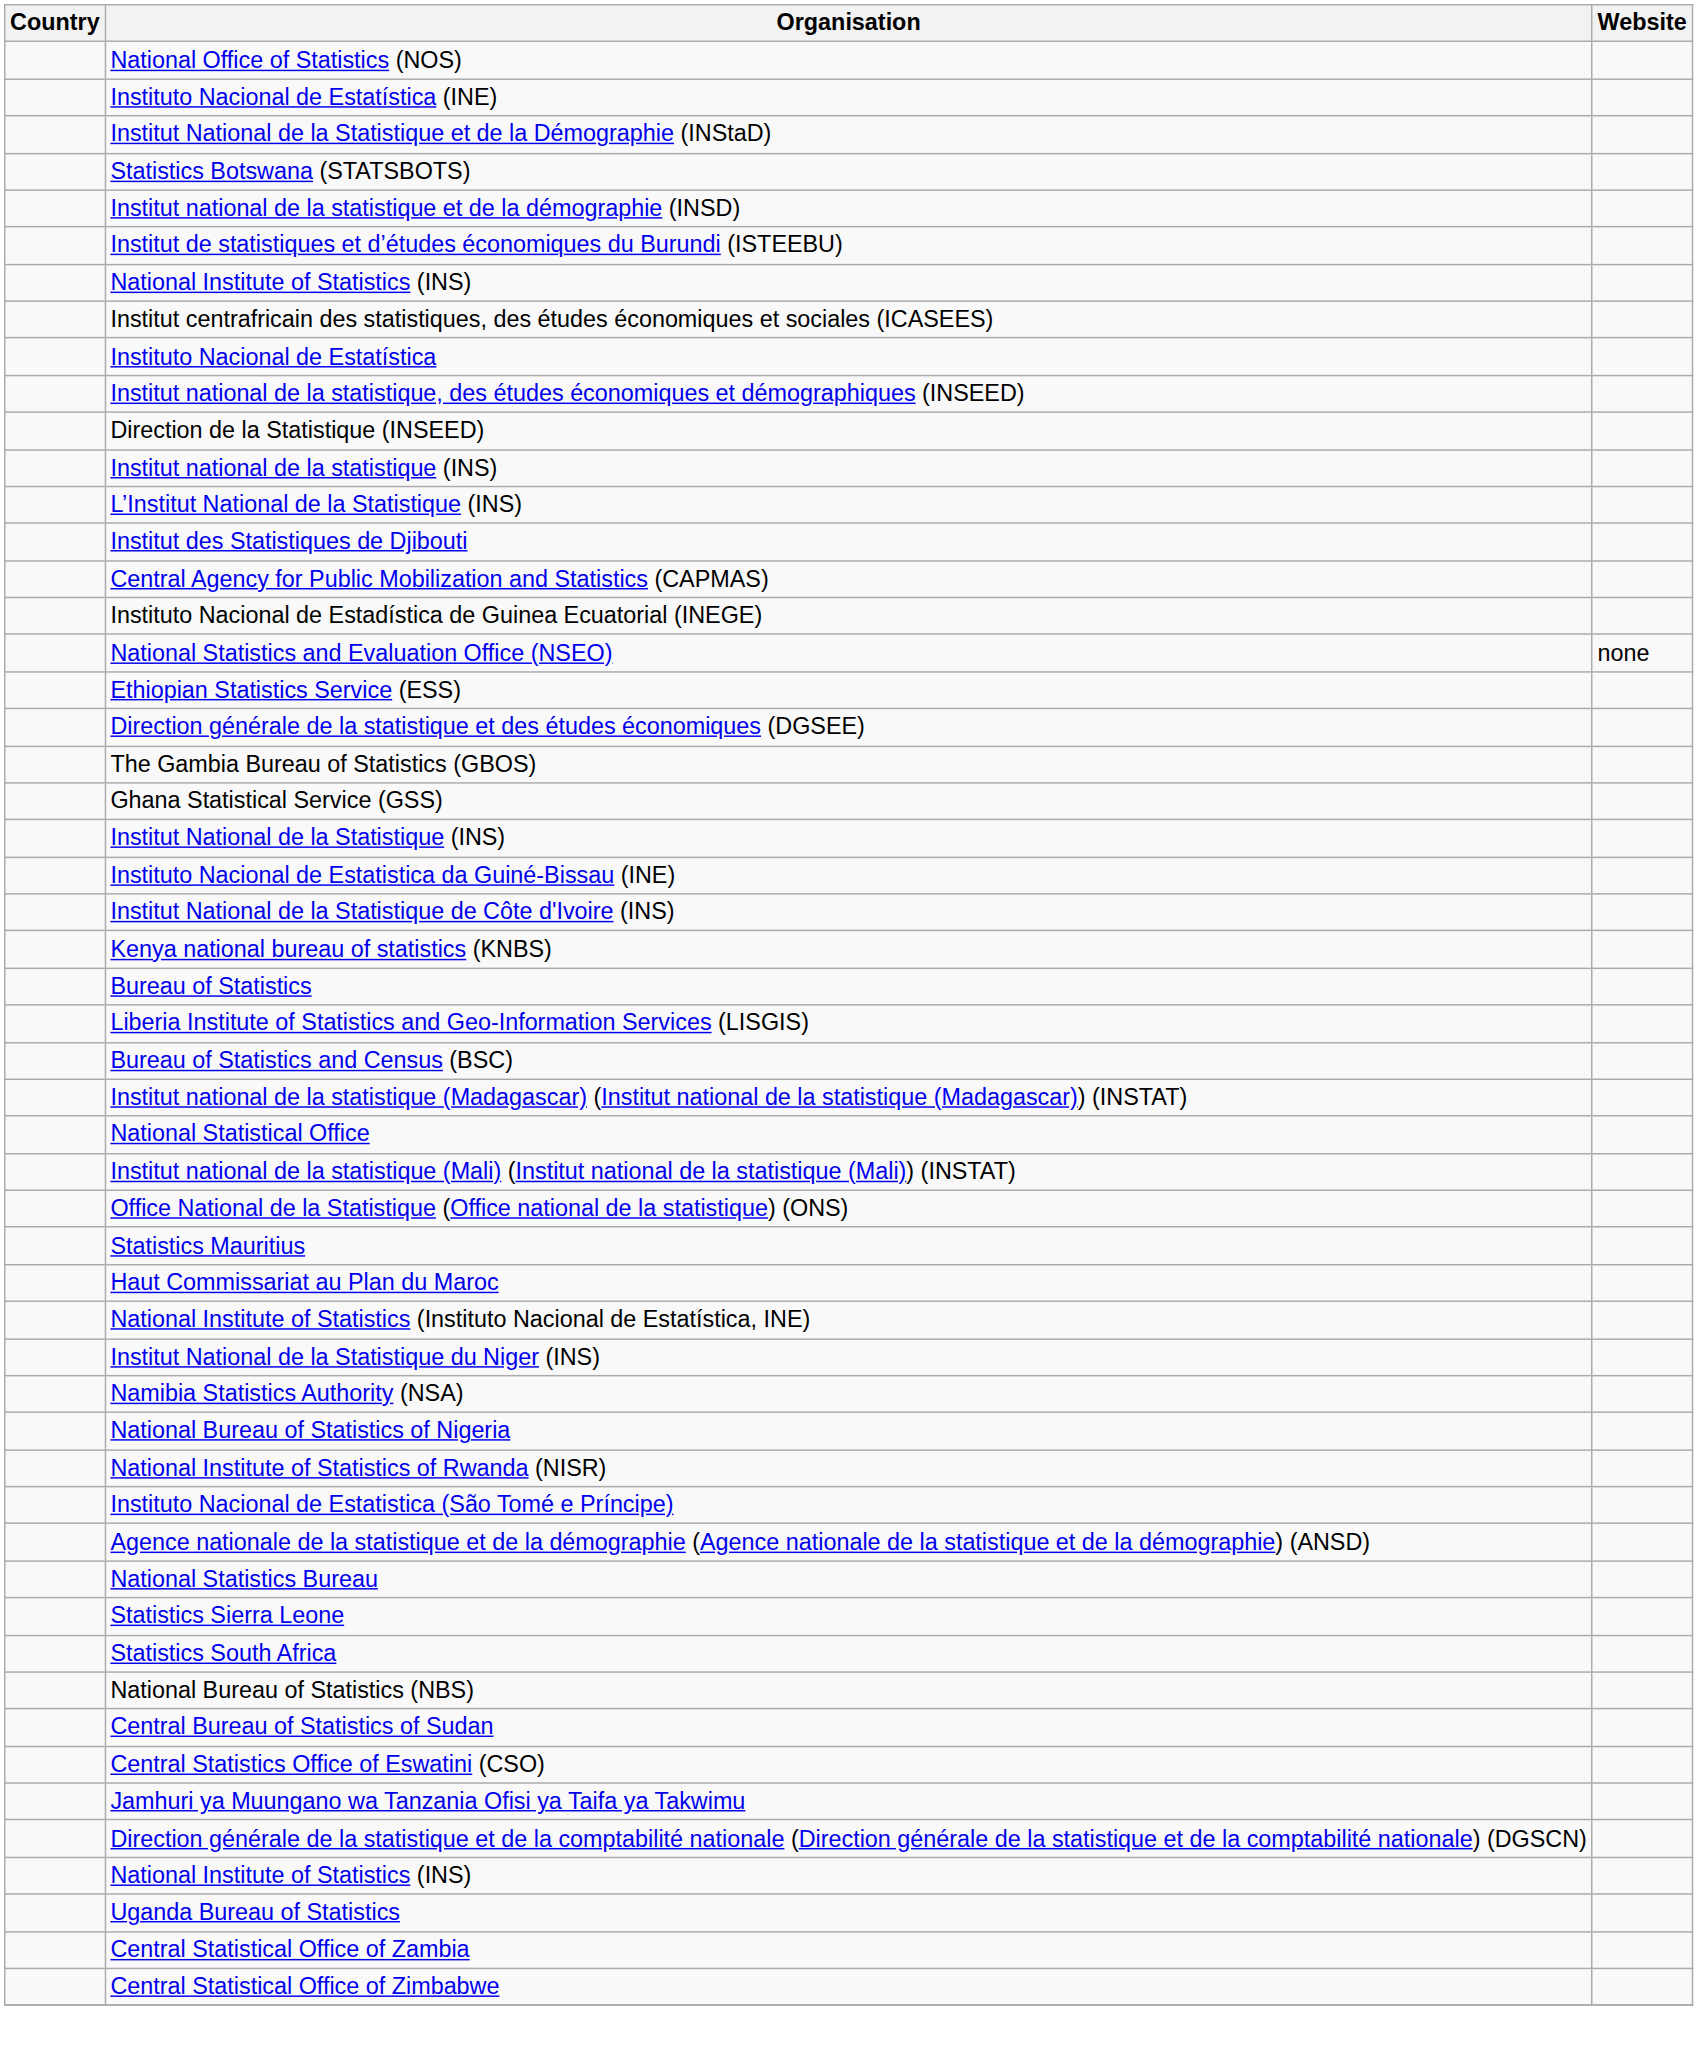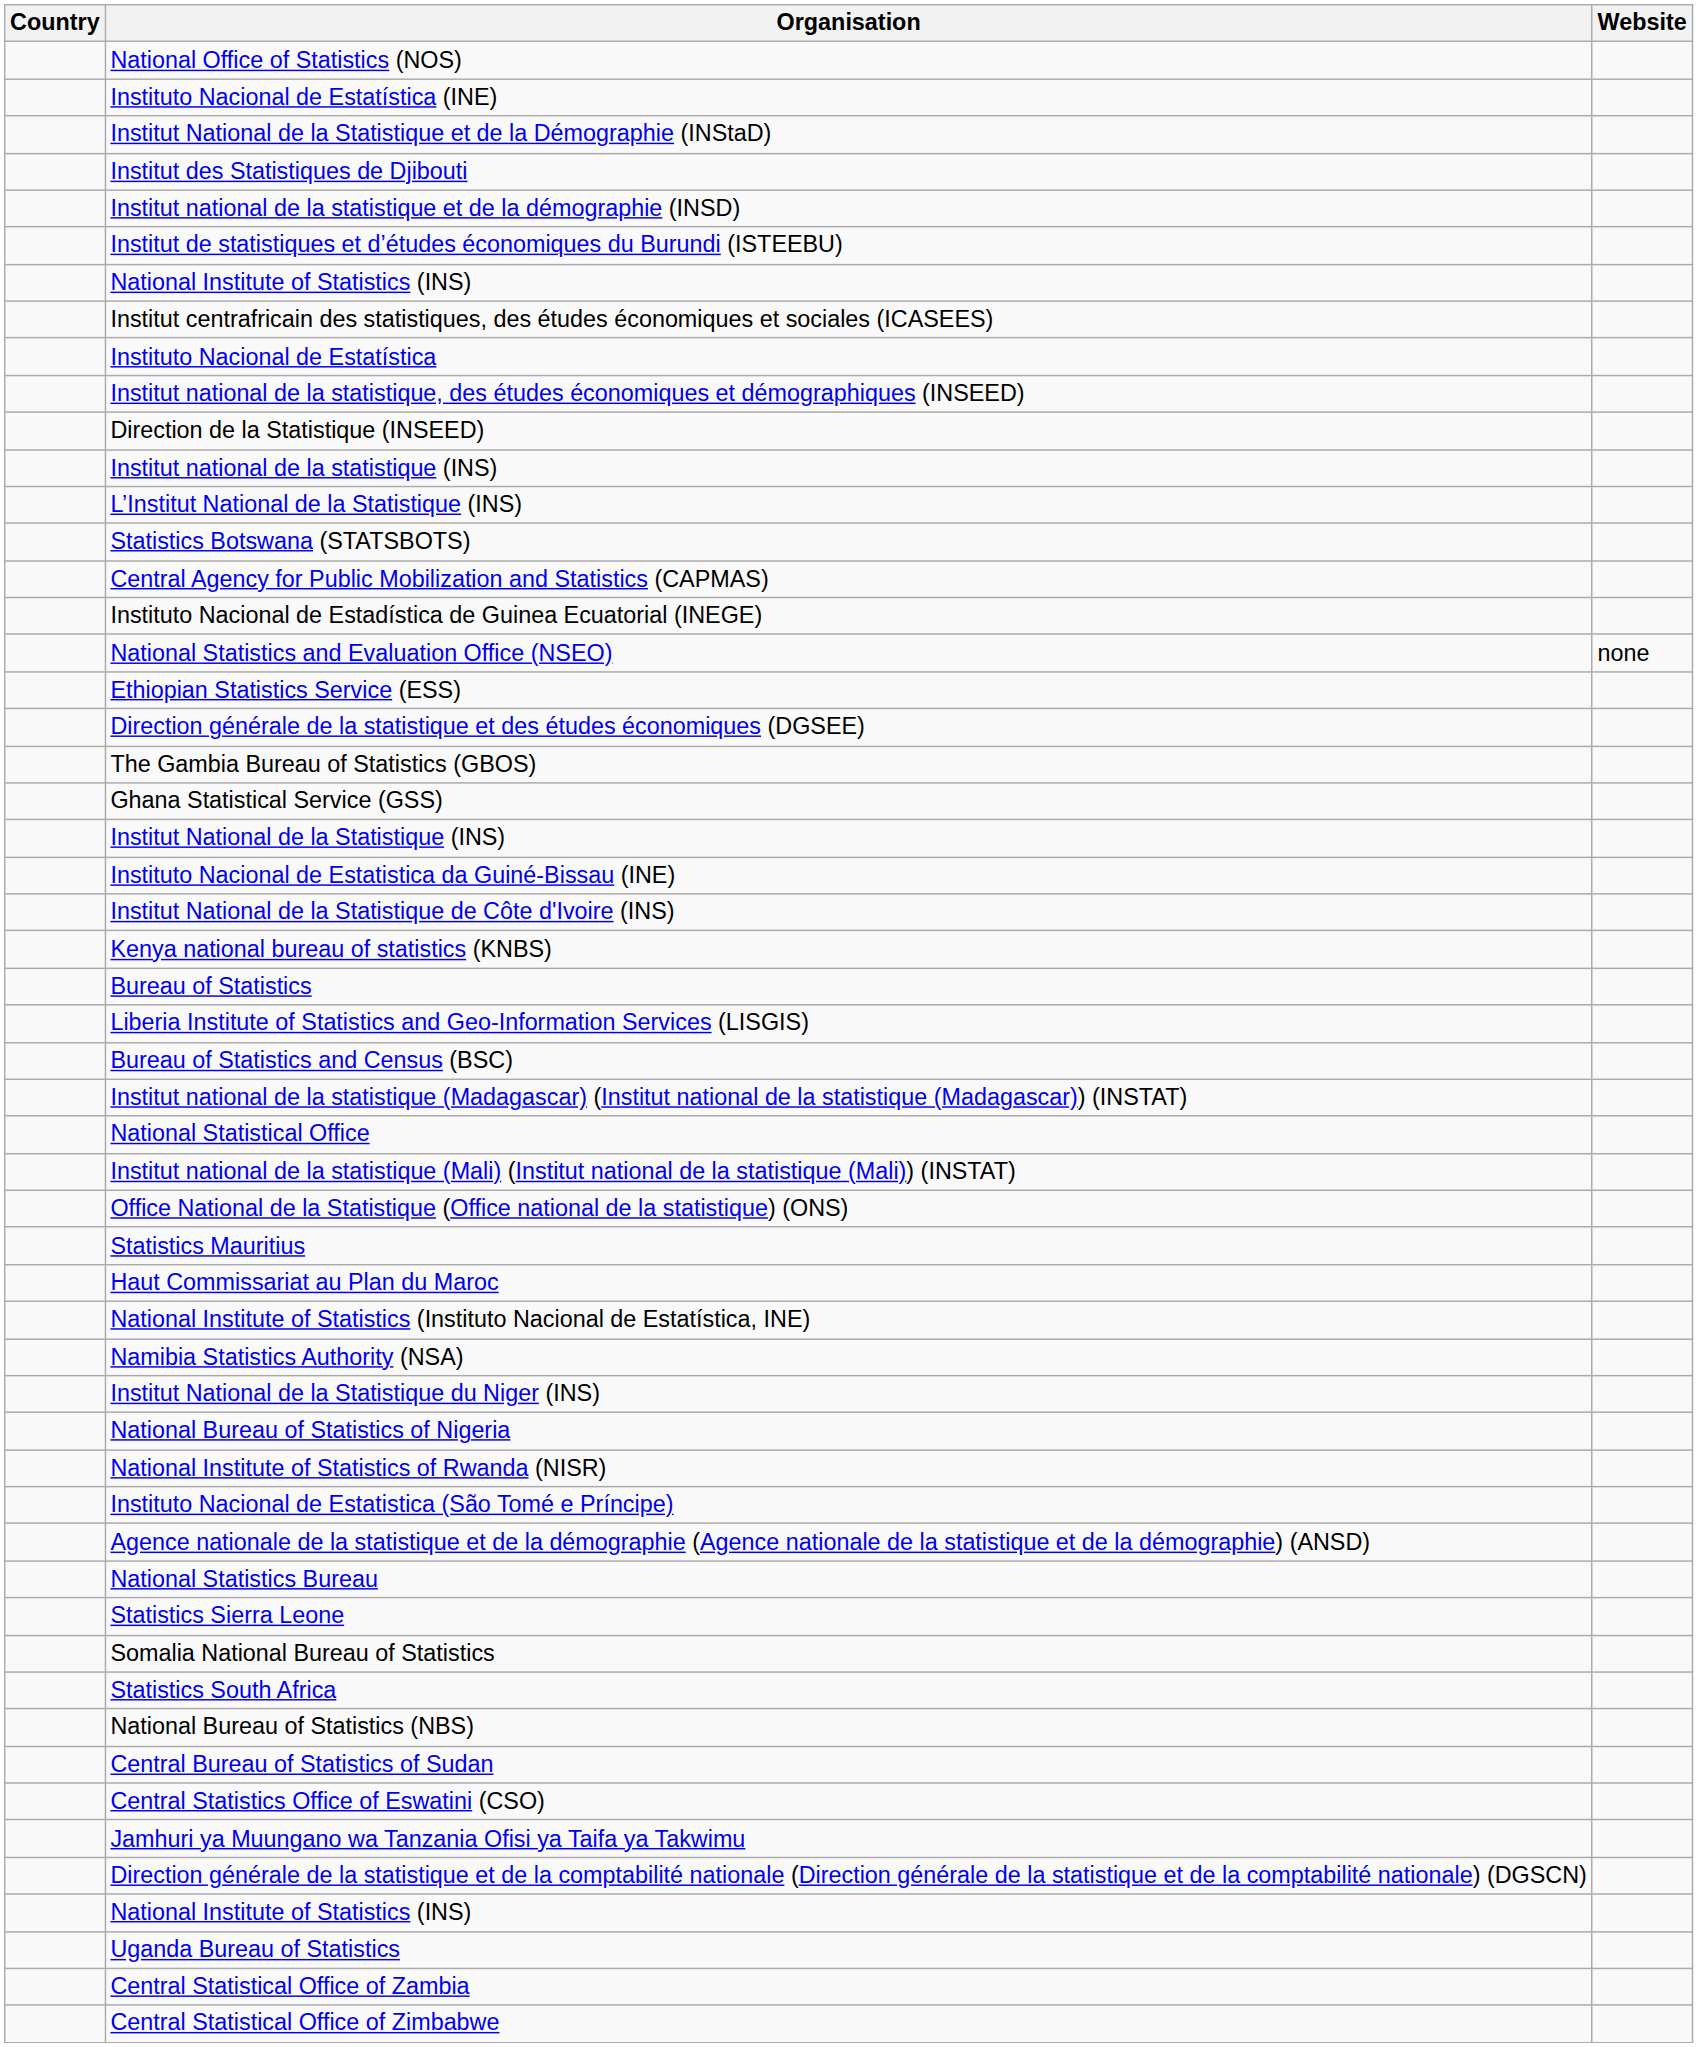rows swapped: (290, 171) <-> (289, 541)
rows swapped: (287, 1393) <-> (355, 1356)
+ row: (303, 1653)
